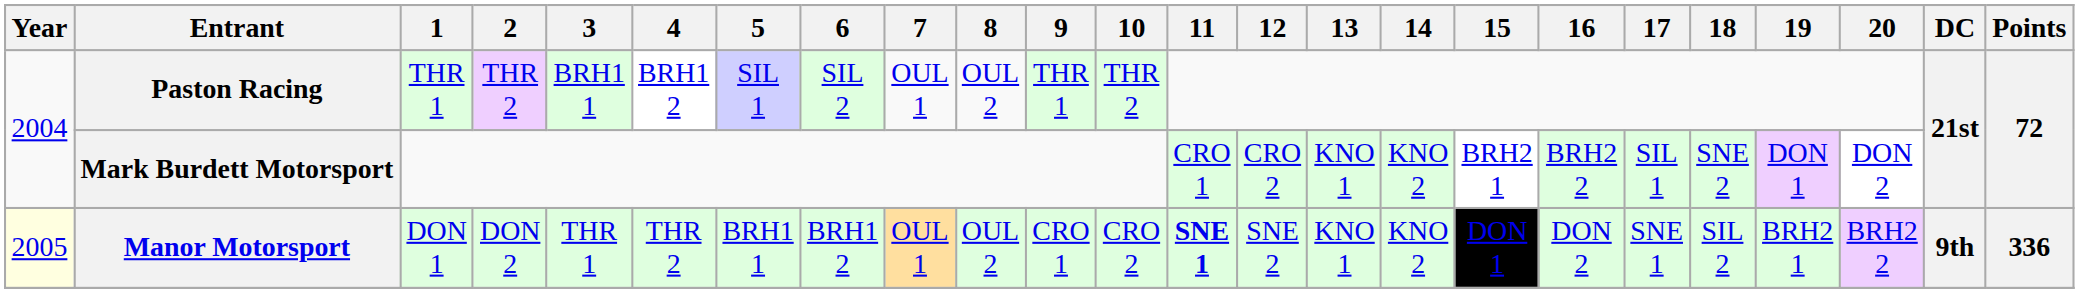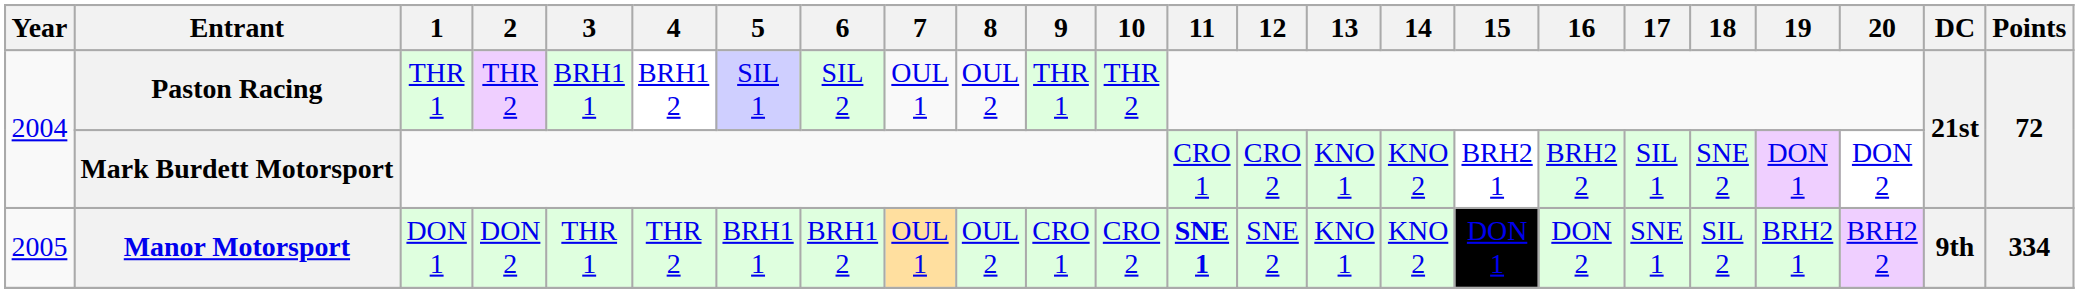(39, 247) lightyellow background -> (39, 247) no background
(2029, 247) 336 -> (2029, 247) 334
